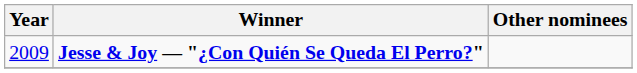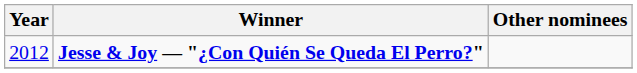(29, 51) 2009 -> (29, 51) 2012
